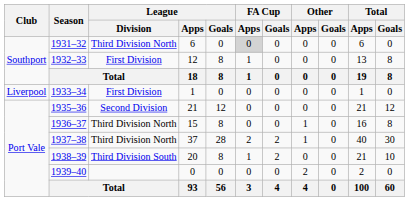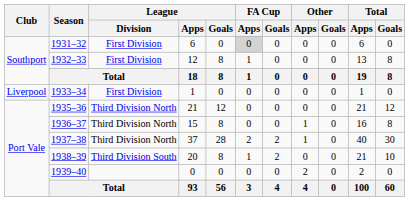(134, 44) Third Division North -> (134, 44) First Division
(134, 108) Second Division -> (134, 108) Third Division North
